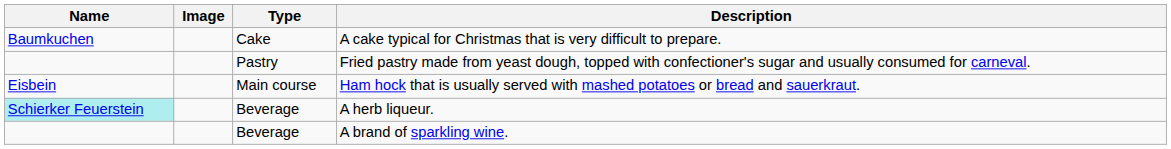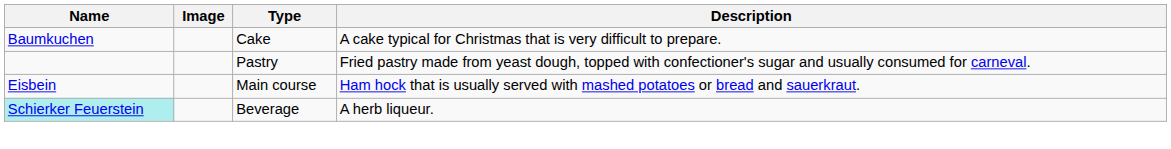- row: (424, 132)
